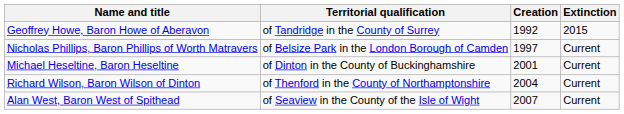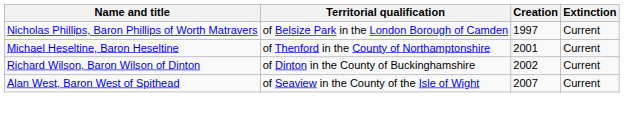- row: (108, 30)
(369, 65) of Dinton in the County of Buckinghamshire -> (376, 48) of Thenford in the County of Northamptonshire
(376, 83) of Thenford in the County of Northamptonshire -> (369, 65) of Dinton in the County of Buckinghamshire
(526, 83) 2004 -> (526, 65) 2002
